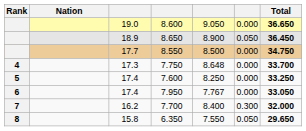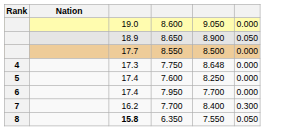- column: (281, 11)
(214, 92) 7.767 -> (214, 92) 7.700
(130, 119) normal -> (130, 119) bold
